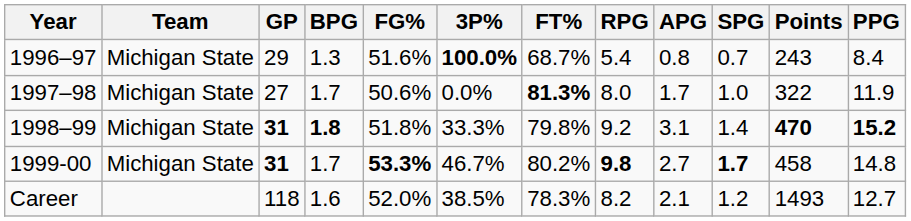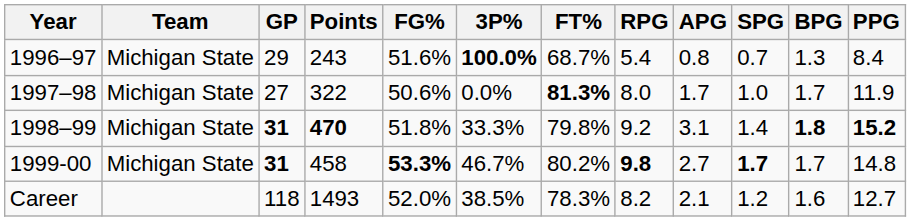columns swapped: (809, 22) <-> (334, 22)
